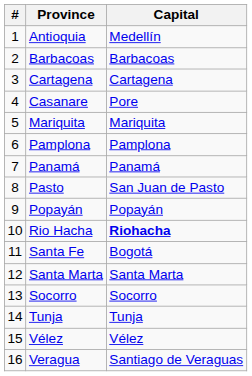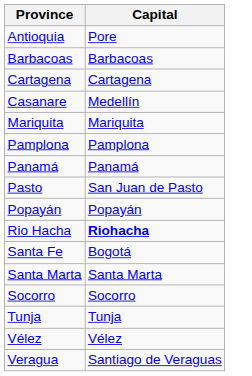- column: (15, 15)
(135, 36) Medellín -> (102, 36) Pore
(124, 101) Pore -> (114, 101) Medellín
